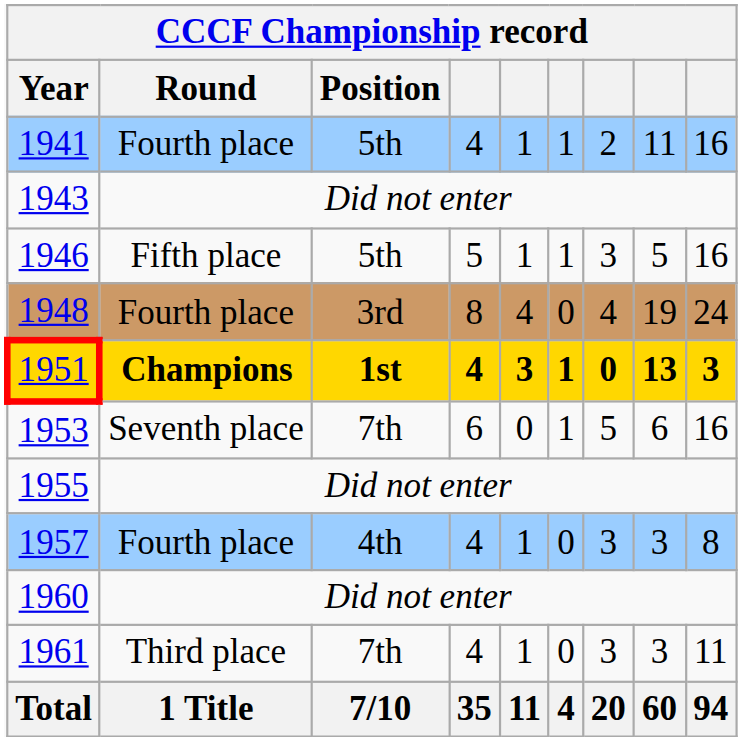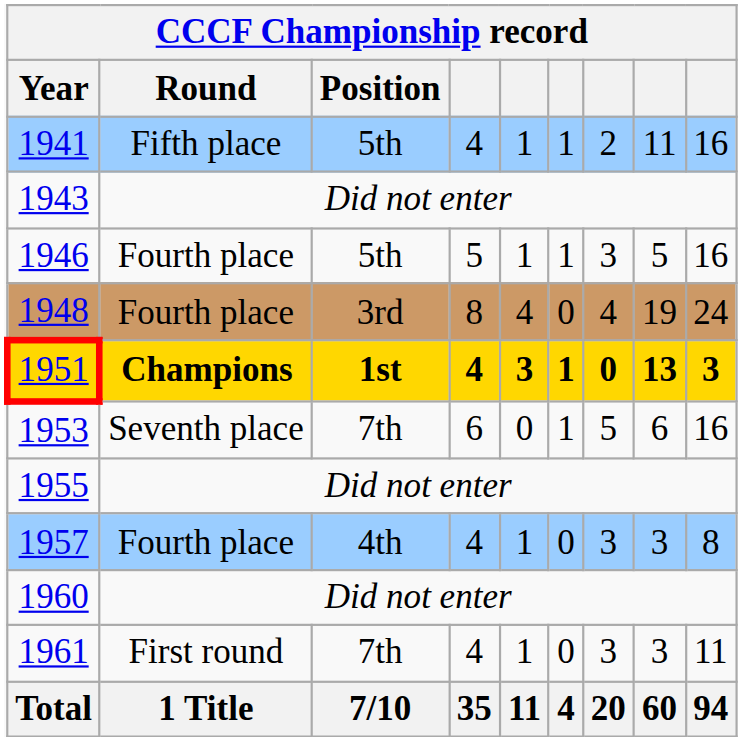(206, 143) Fourth place -> (206, 143) Fifth place
(206, 254) Fifth place -> (206, 254) Fourth place
(206, 652) Third place -> (206, 652) First round
